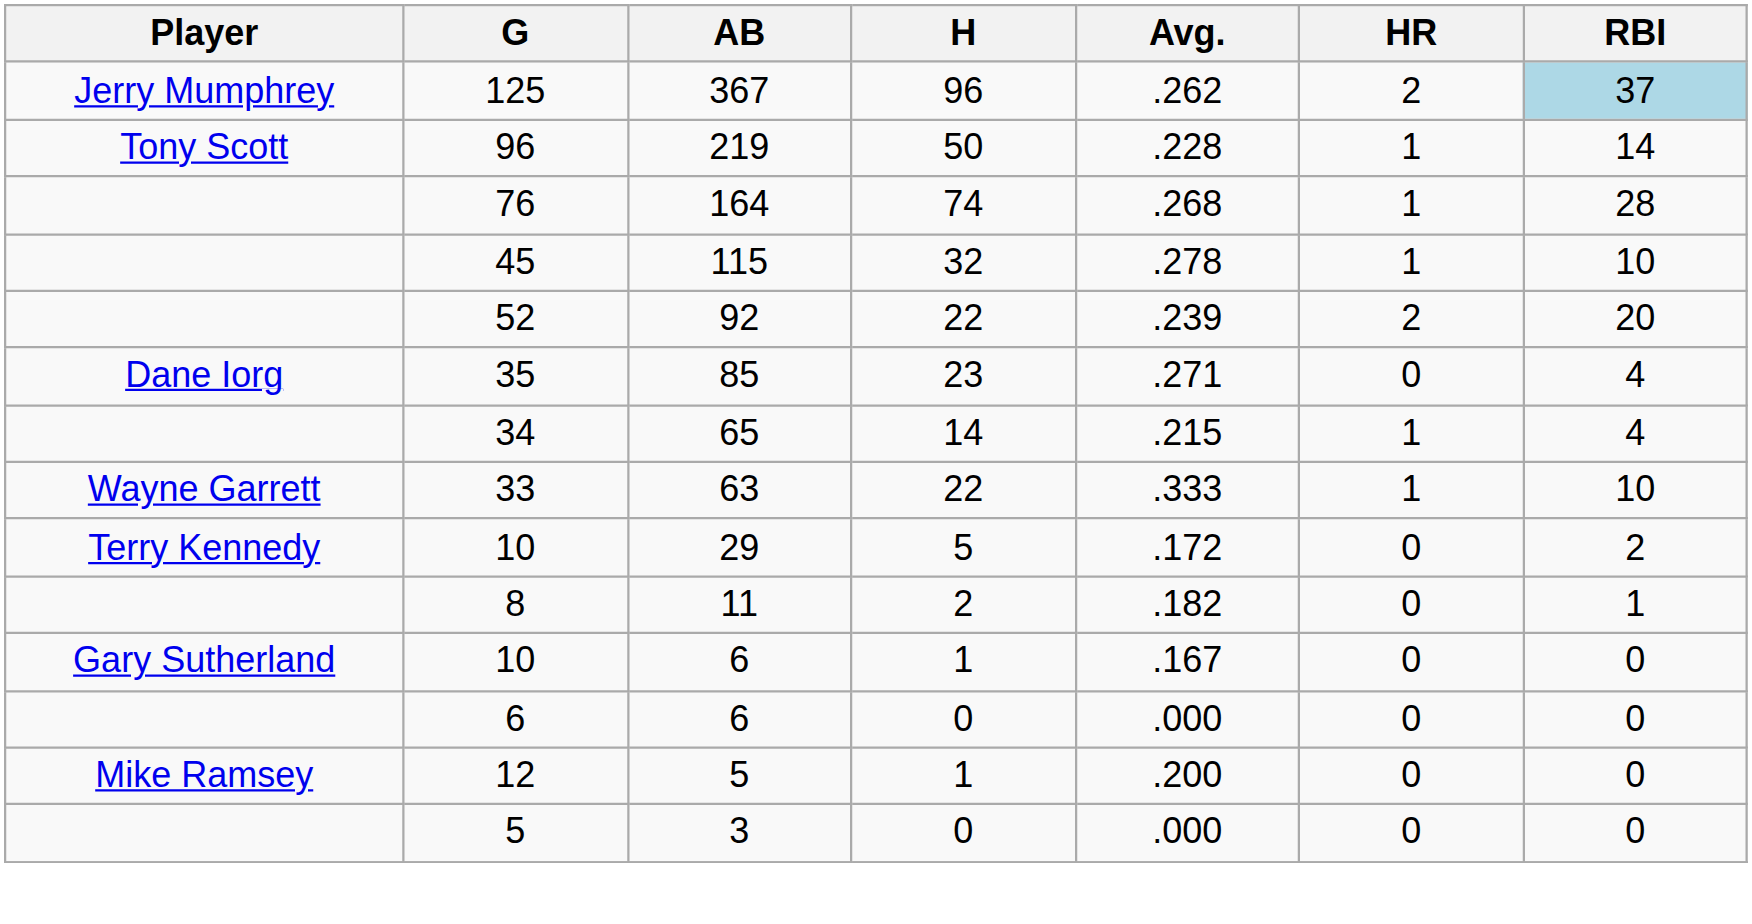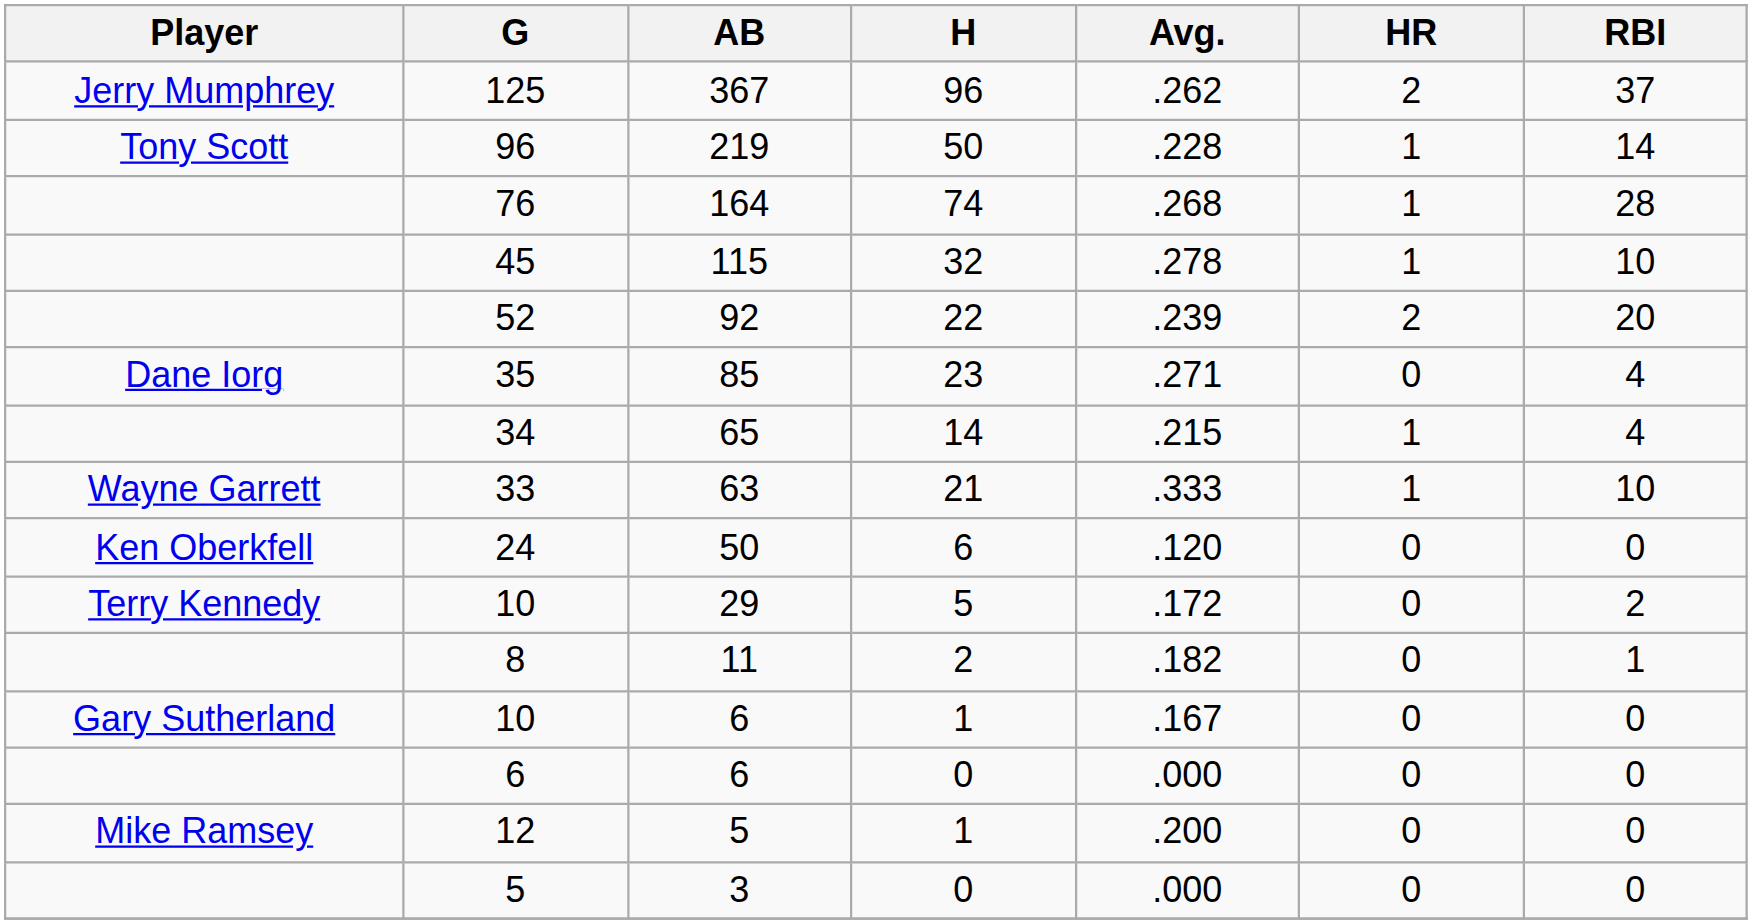(1635, 90) lightblue background -> (1635, 90) no background
(963, 489) 22 -> (963, 489) 21
+ row: (515, 546)
